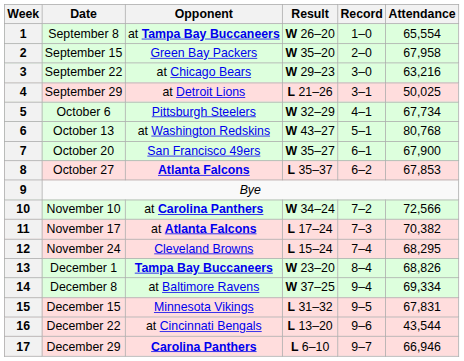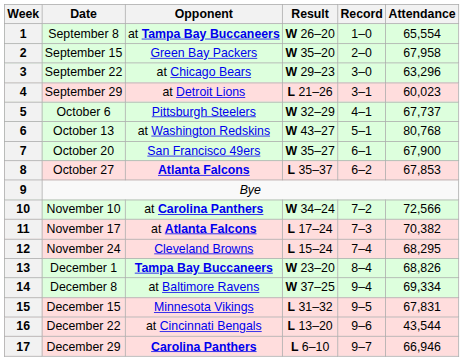(422, 72) 63,216 -> (422, 72) 63,296
(422, 92) 50,025 -> (422, 92) 60,023
(422, 111) 67,734 -> (422, 111) 67,737
